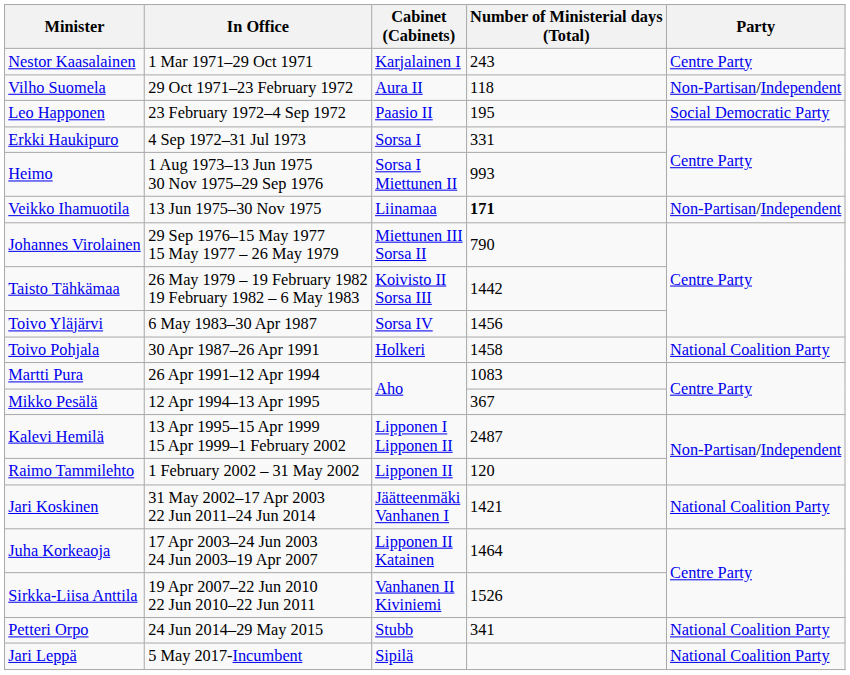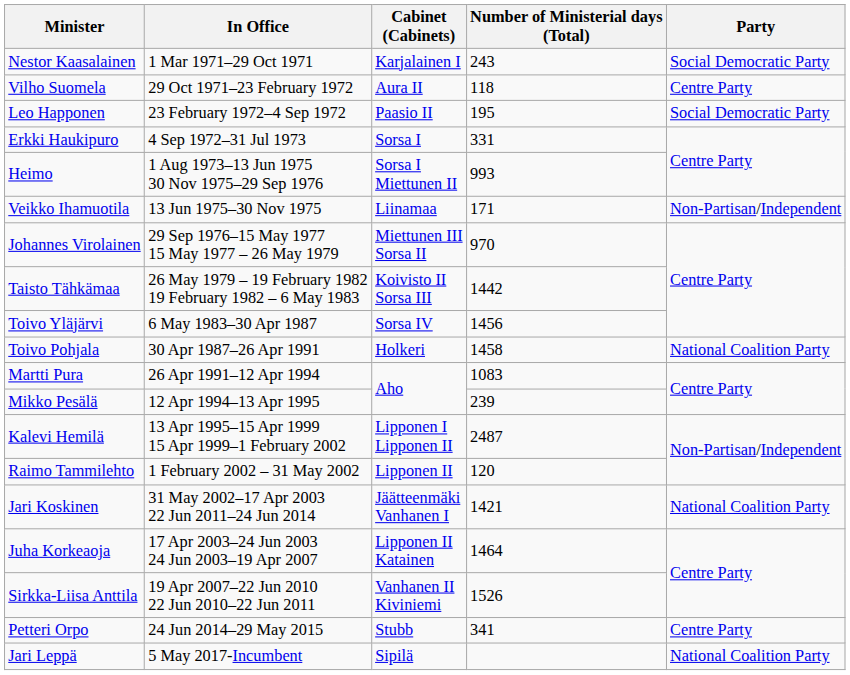(711, 61) Centre Party -> (750, 61) Social Democratic Party
(756, 87) Non-Partisan/Independent -> (711, 87) Centre Party
(482, 209) bold -> (482, 209) normal
(482, 244) 790 -> (482, 244) 970
(482, 401) 367 -> (482, 401) 239
(750, 630) National Coalition Party -> (711, 630) Centre Party
